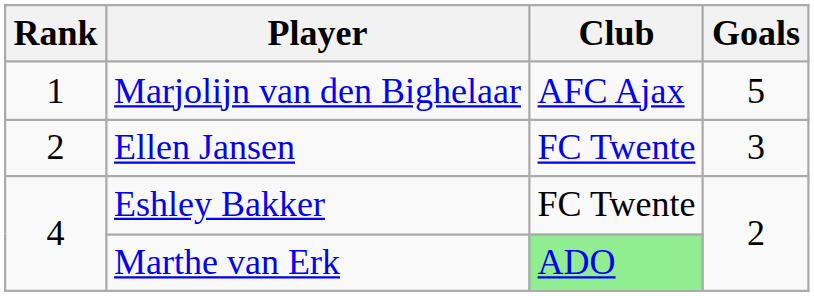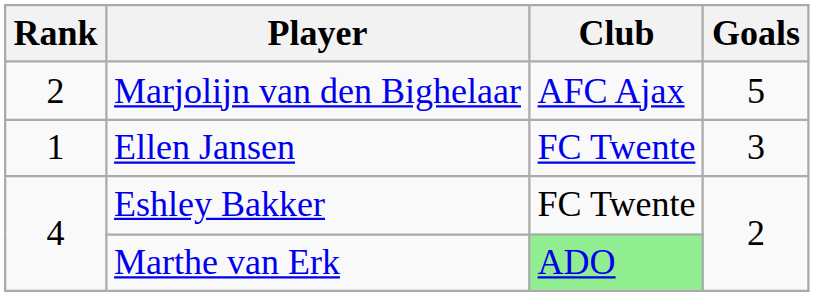(55, 90) 1 -> (55, 90) 2
(55, 147) 2 -> (55, 147) 1
